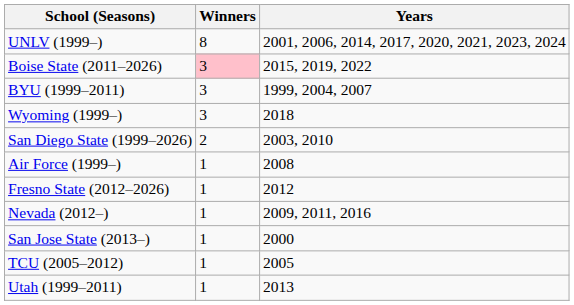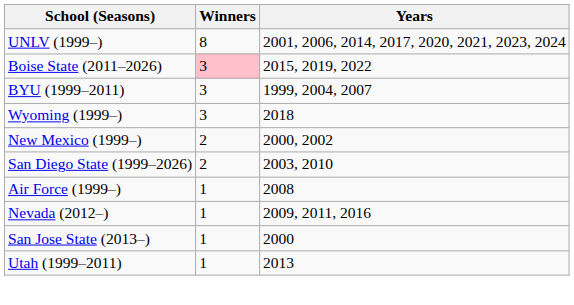+ row: (75, 139)
- row: (89, 189)
- row: (66, 262)
